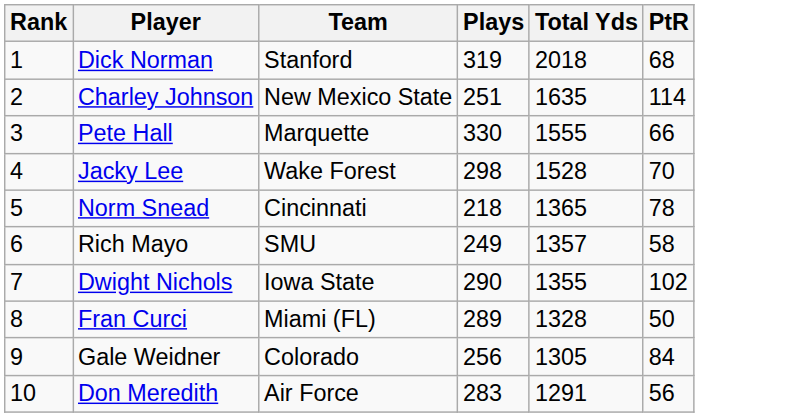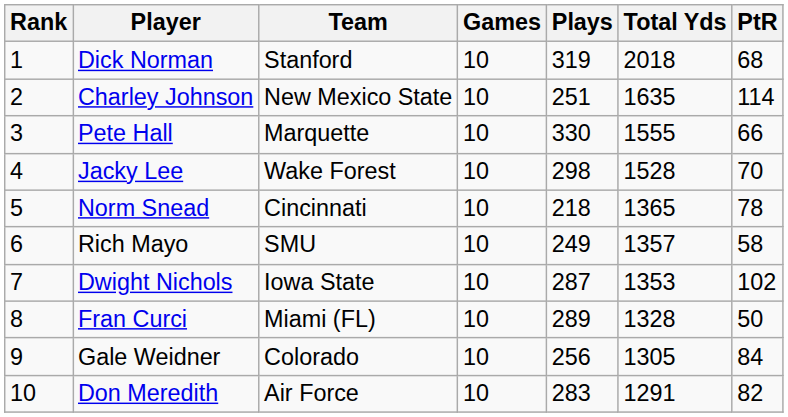+ column: (502, 23)
(483, 282) 290 -> (571, 282) 287
(561, 282) 1355 -> (650, 282) 1353
(662, 393) 56 -> (750, 393) 82
